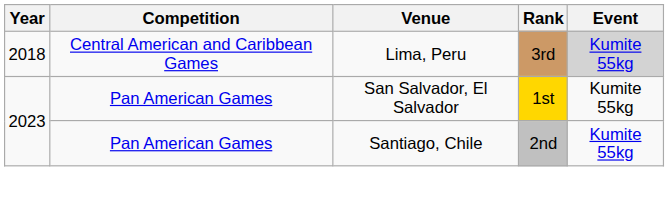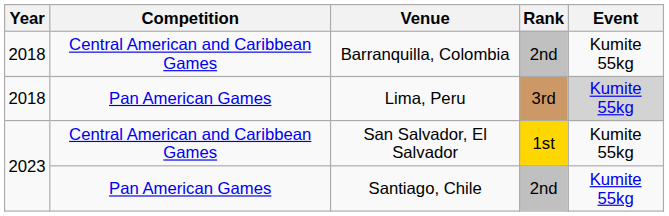+ row: (425, 54)
(191, 54) Central American and Caribbean Games -> (190, 99) Pan American Games
(191, 99) Pan American Games -> (190, 144) Central American and Caribbean Games
